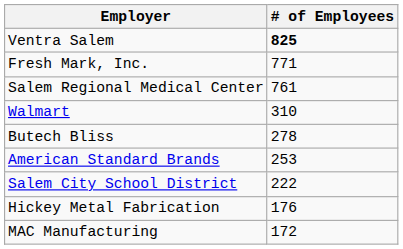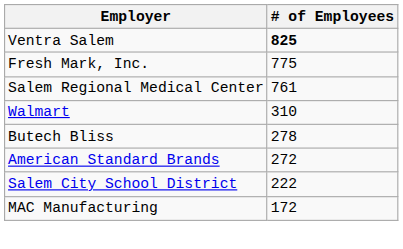(284, 64) 771 -> (284, 64) 775
(284, 160) 253 -> (284, 160) 272
- row: (114, 208)
